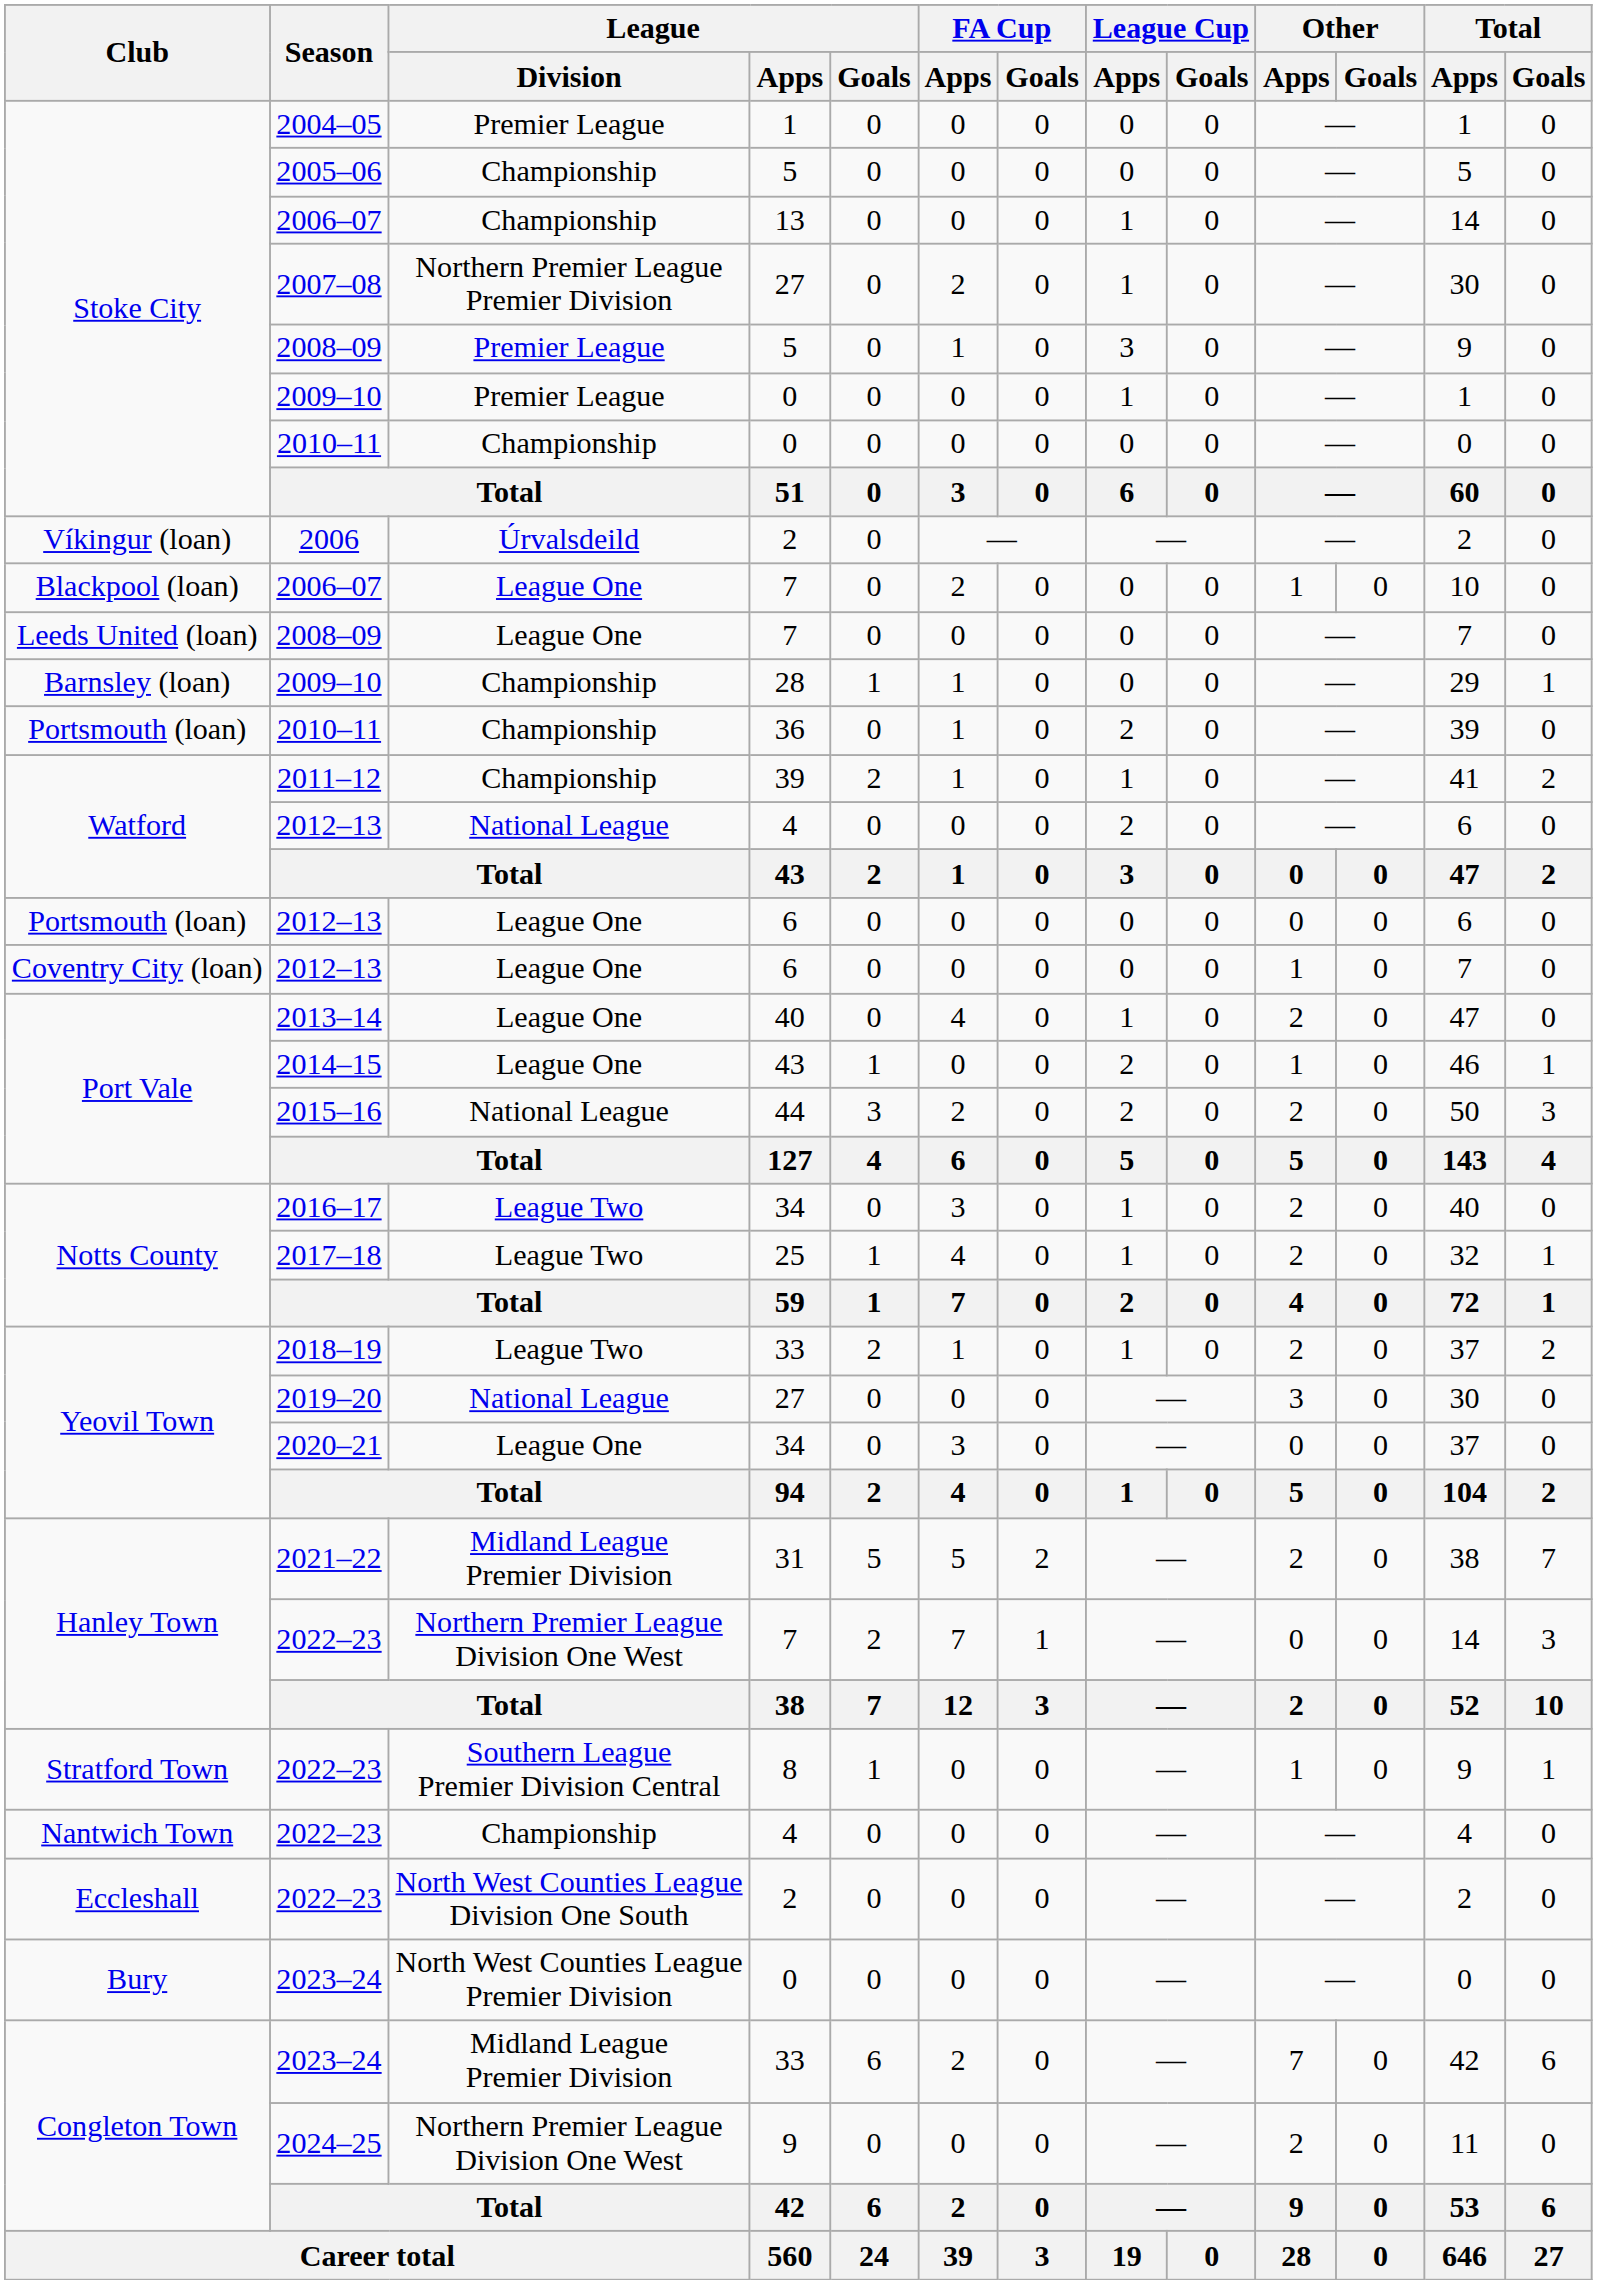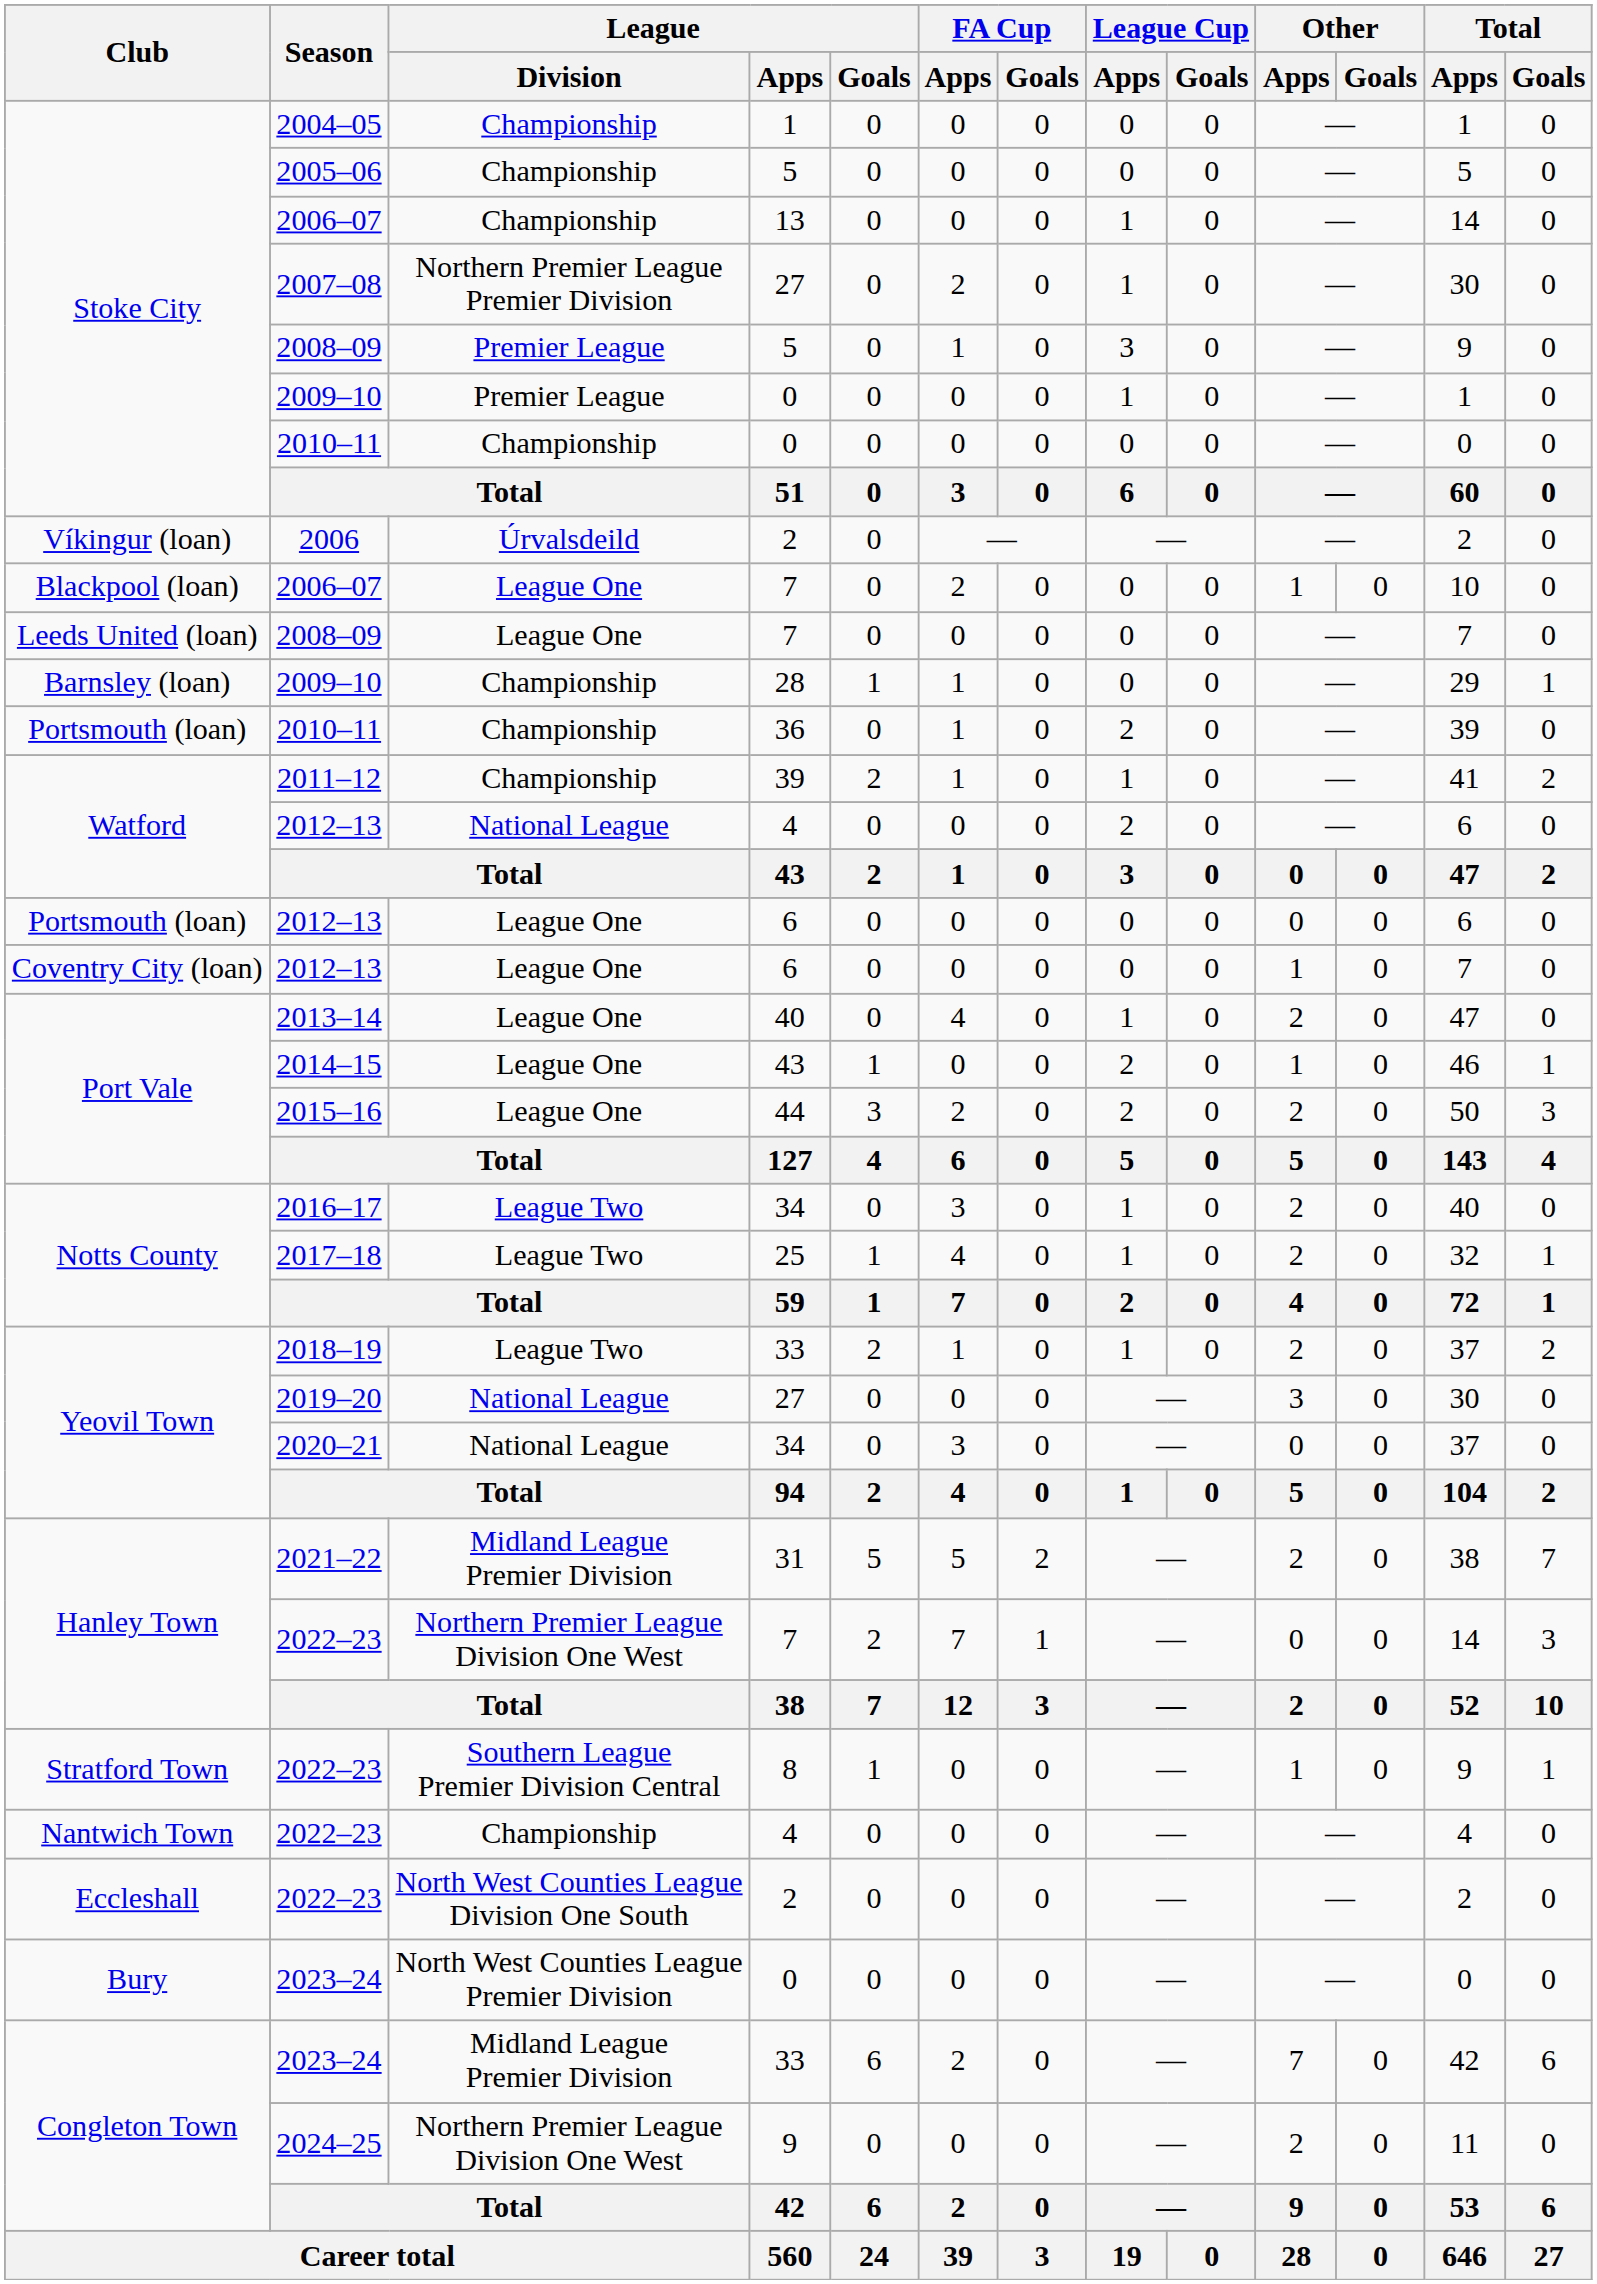(569, 123) Premier League -> (569, 123) Championship
(569, 1111) National League -> (569, 1111) League One
(569, 1445) League One -> (569, 1445) National League
